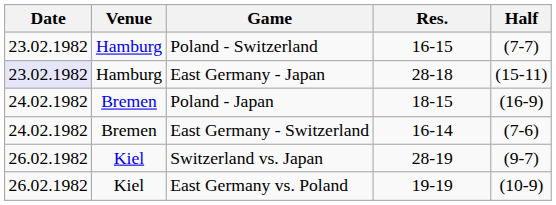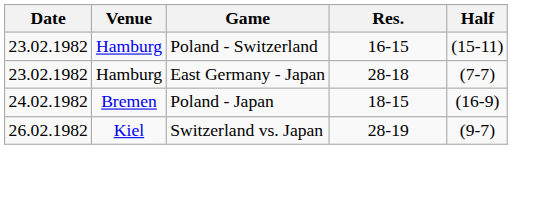(521, 46) (7-7) -> (477, 46) (15-11)
(48, 74) lavender background -> (48, 74) no background
(521, 74) (15-11) -> (477, 74) (7-7)
- row: (270, 130)
- row: (259, 185)
